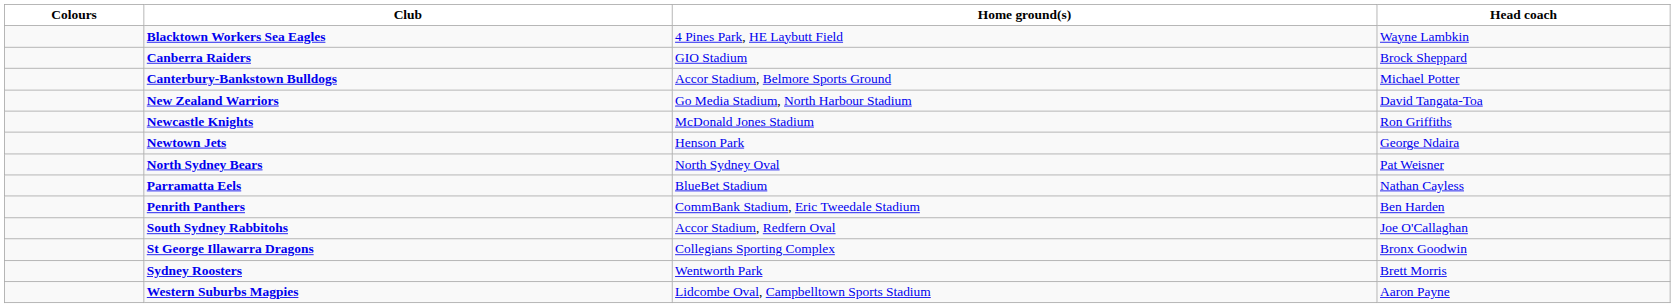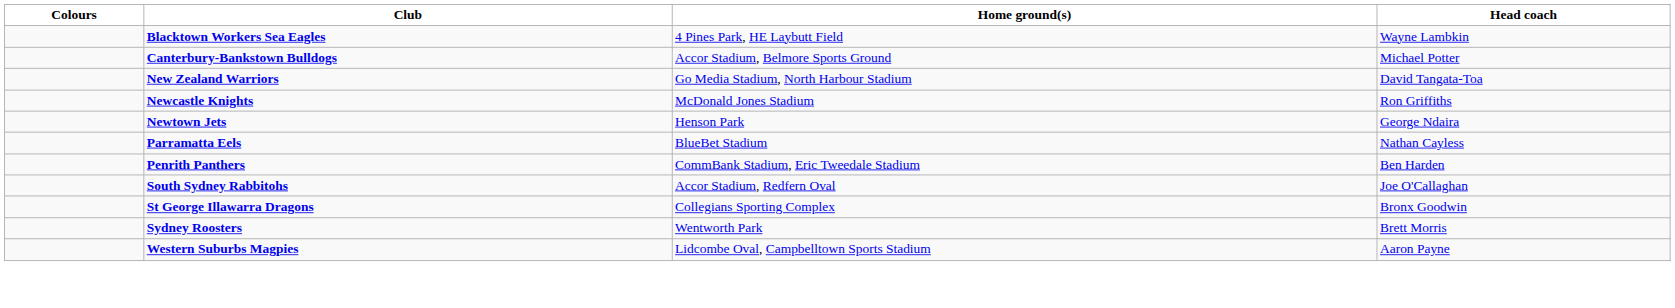- row: (199, 57)
- row: (205, 164)
